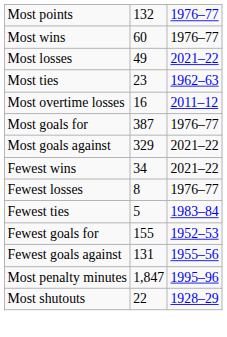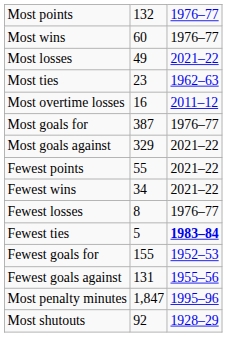+ row: (46, 168)
(195, 211) normal -> (195, 233) bold
(140, 299) 22 -> (140, 320) 92
